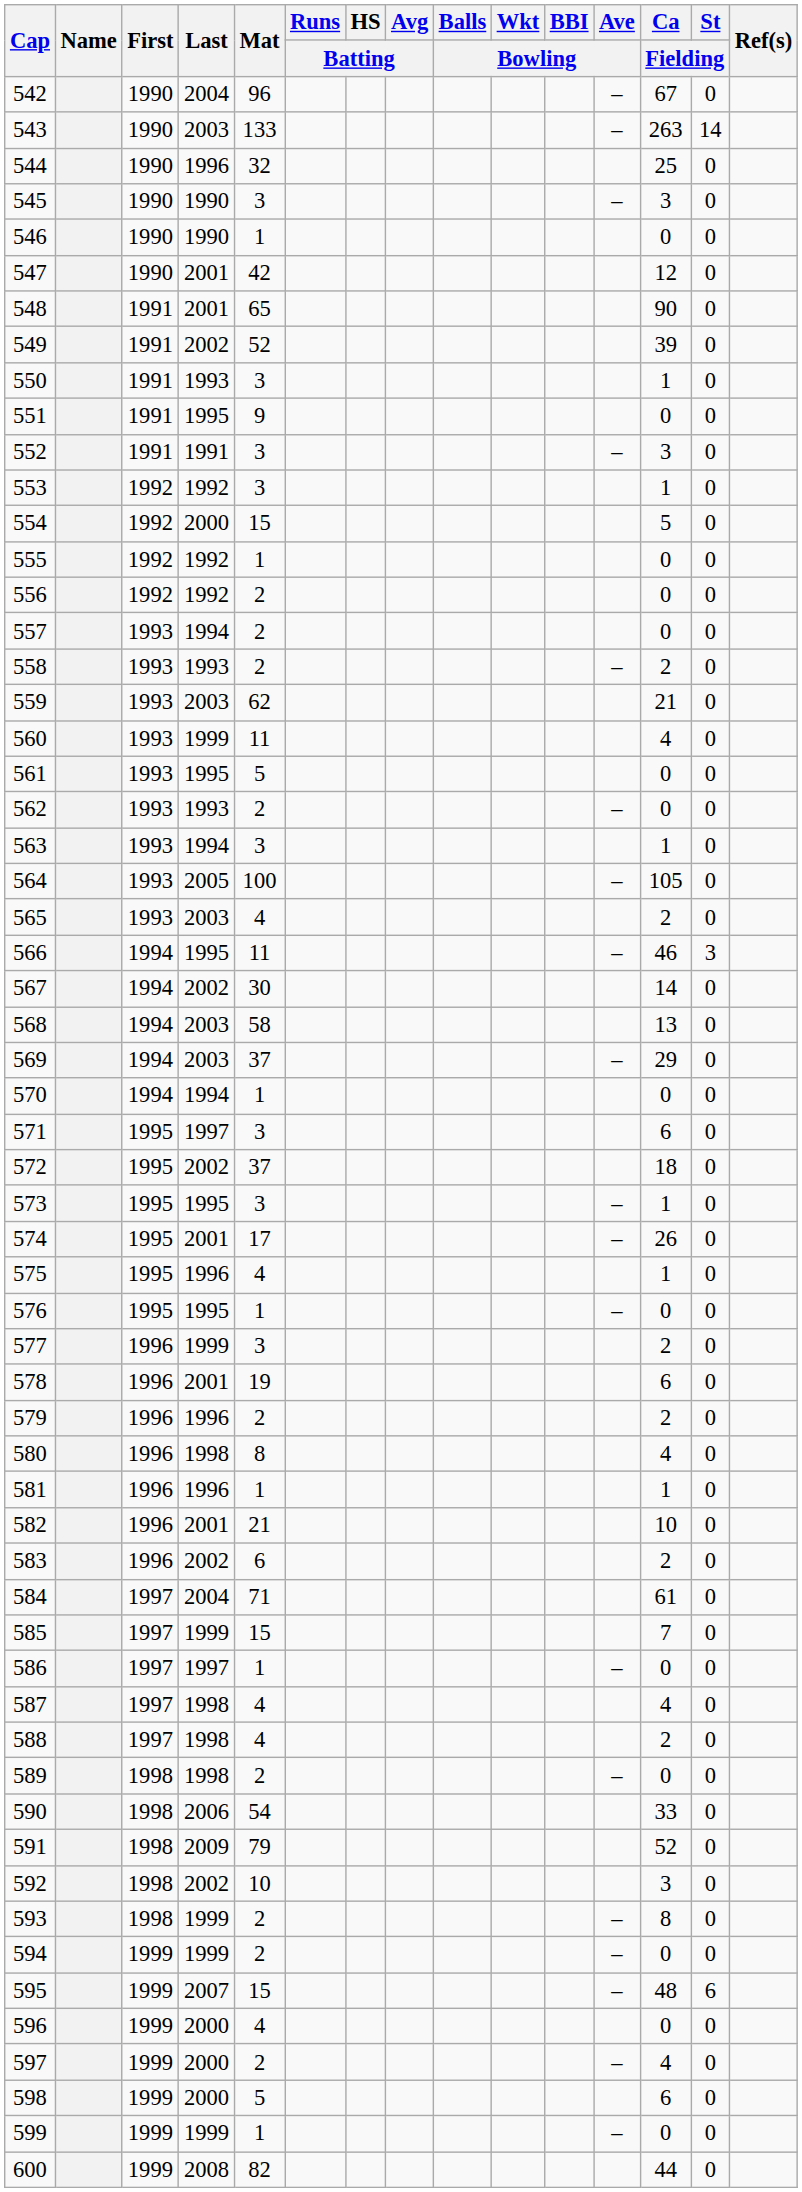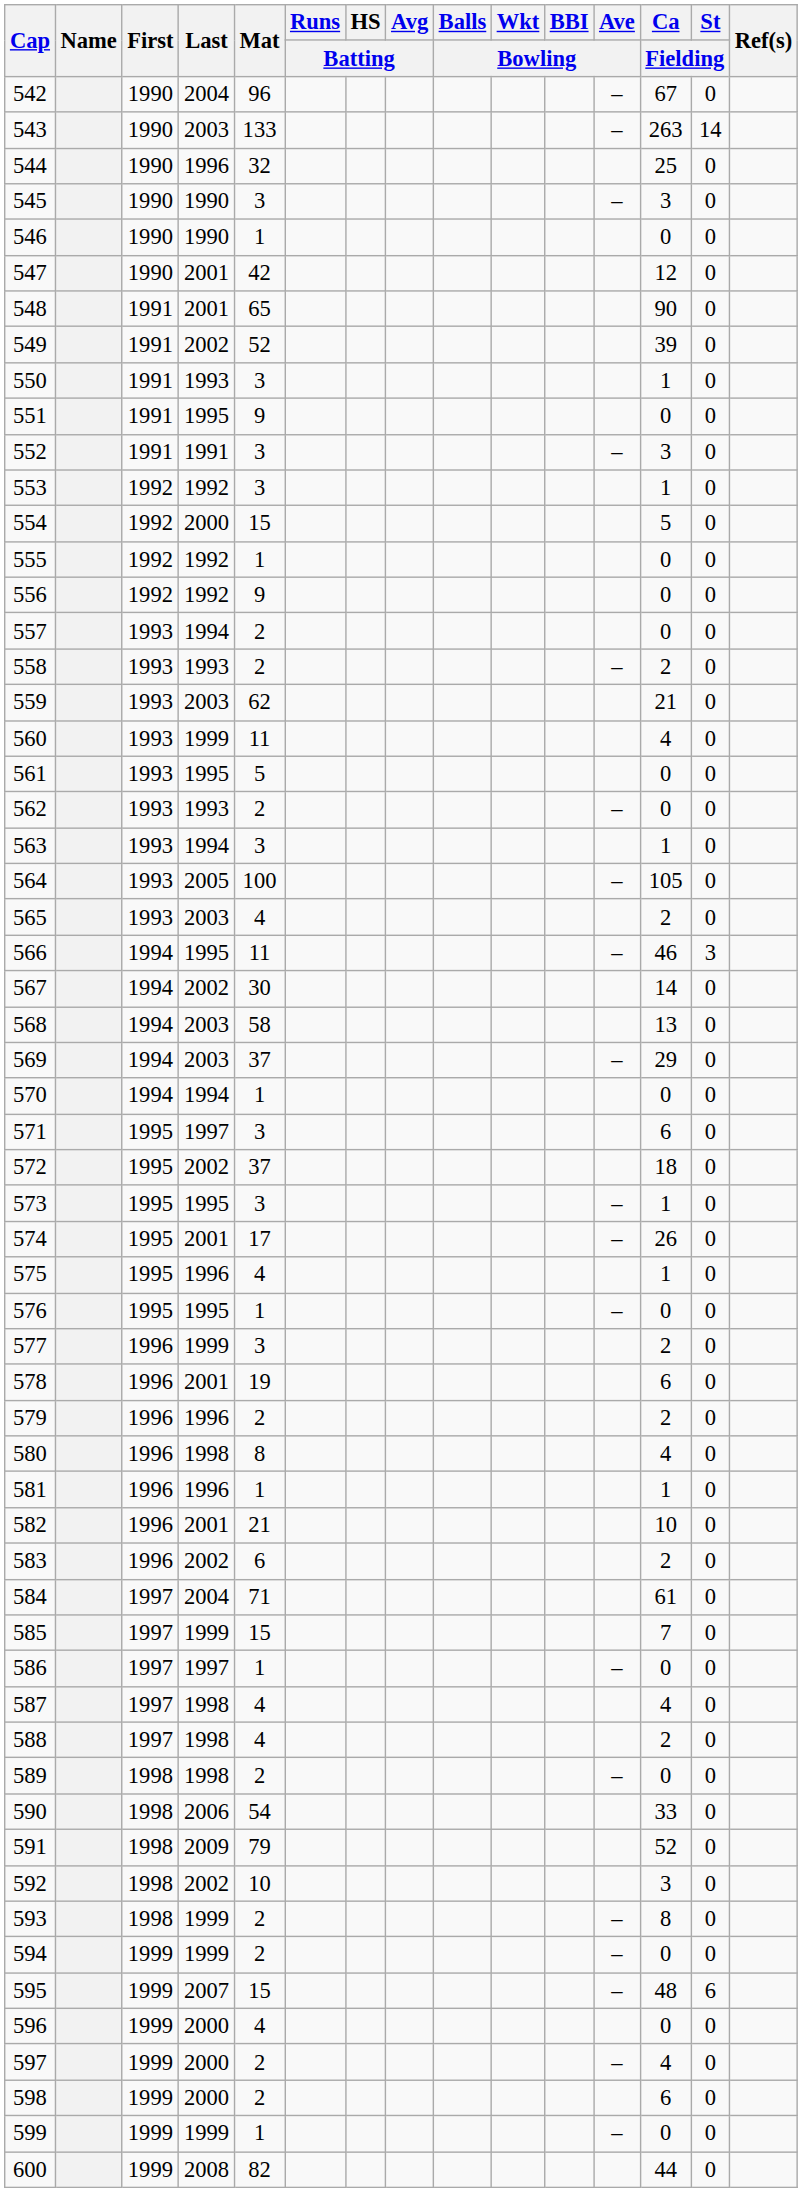(260, 594) 2 -> (260, 594) 9
(260, 2097) 5 -> (260, 2097) 2
